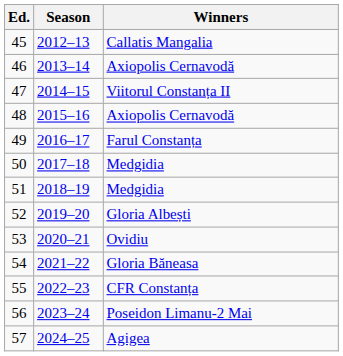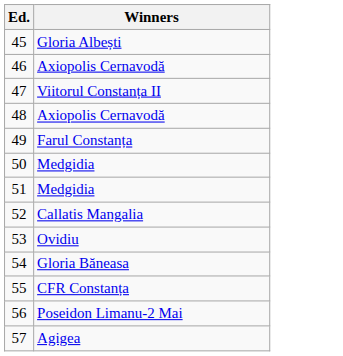- column: (68, 17)
(160, 41) Callatis Mangalia -> (79, 41) Gloria Albești
(149, 214) Gloria Albești -> (90, 214) Callatis Mangalia
